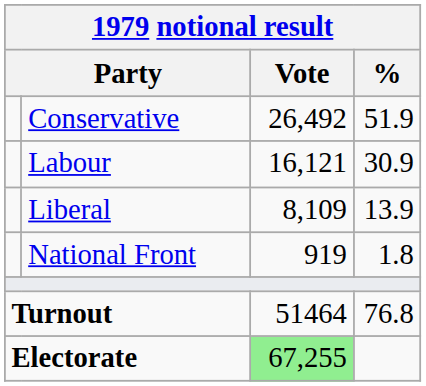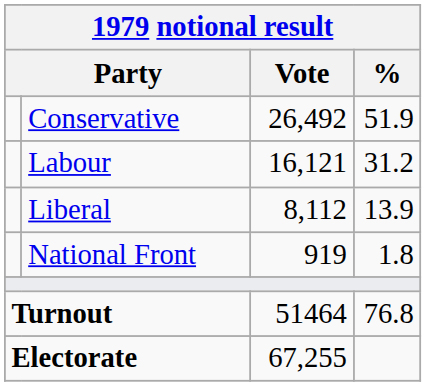(389, 163) 30.9 -> (389, 163) 31.2
(315, 208) 8,109 -> (315, 208) 8,112
(308, 358) lightgreen background -> (308, 358) no background
